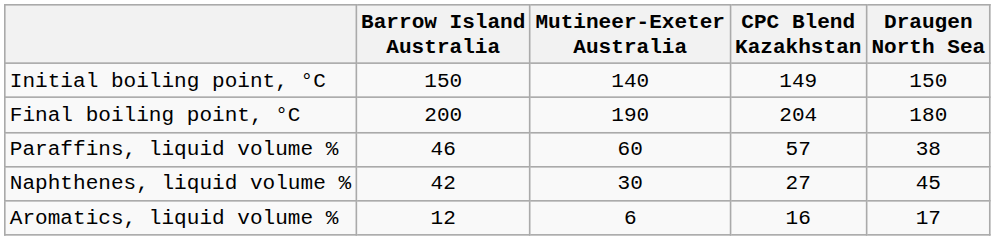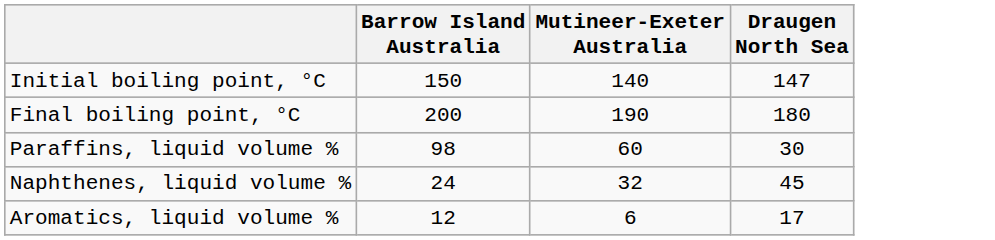- column: (798, 34)
(928, 81) 150 -> (792, 81) 147
(443, 149) 46 -> (443, 149) 98
(928, 149) 38 -> (792, 149) 30
(443, 184) 42 -> (443, 184) 24
(630, 184) 30 -> (630, 184) 32
